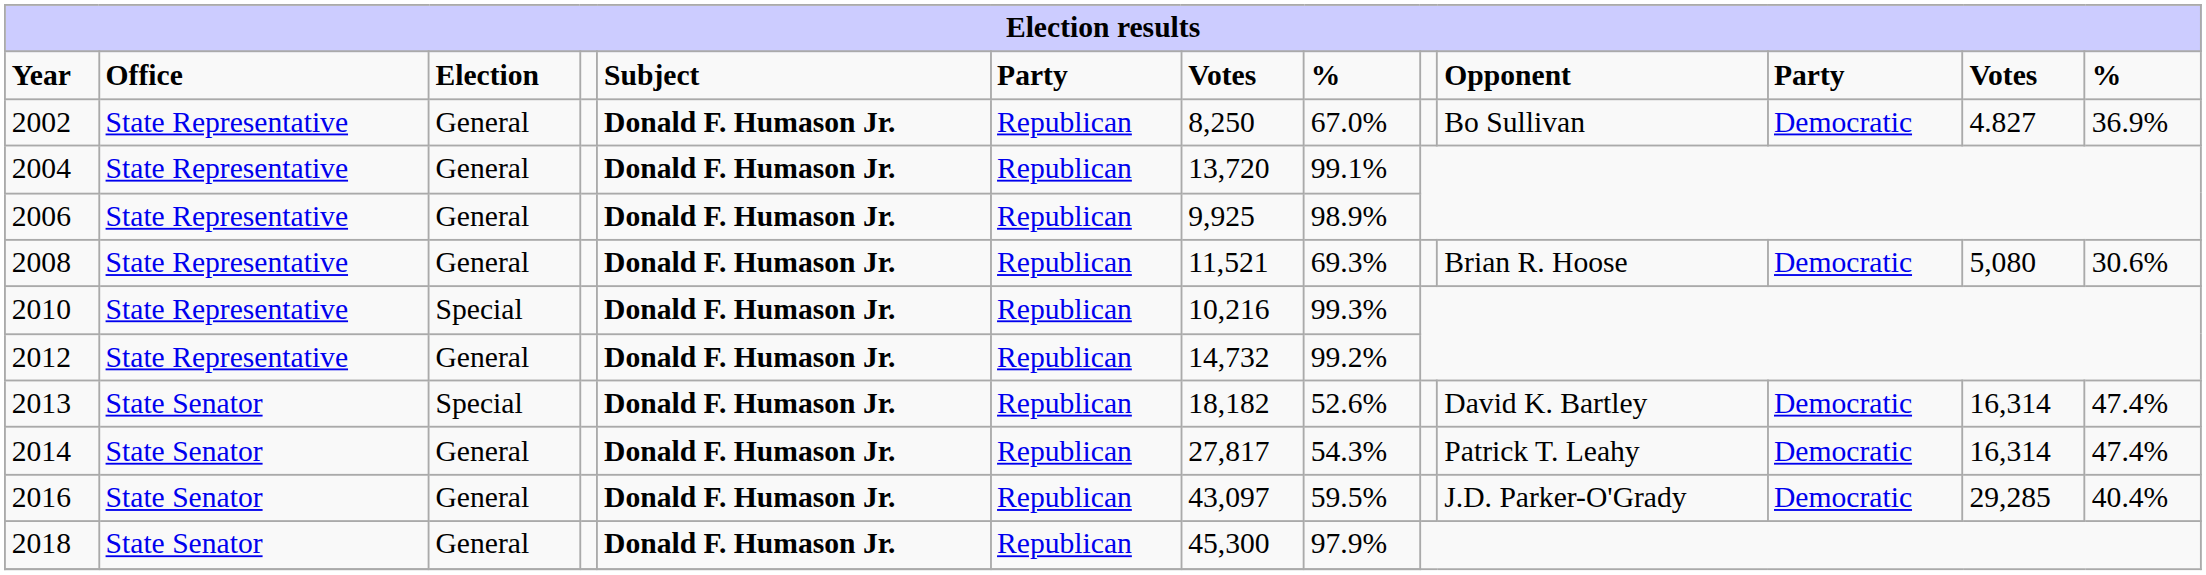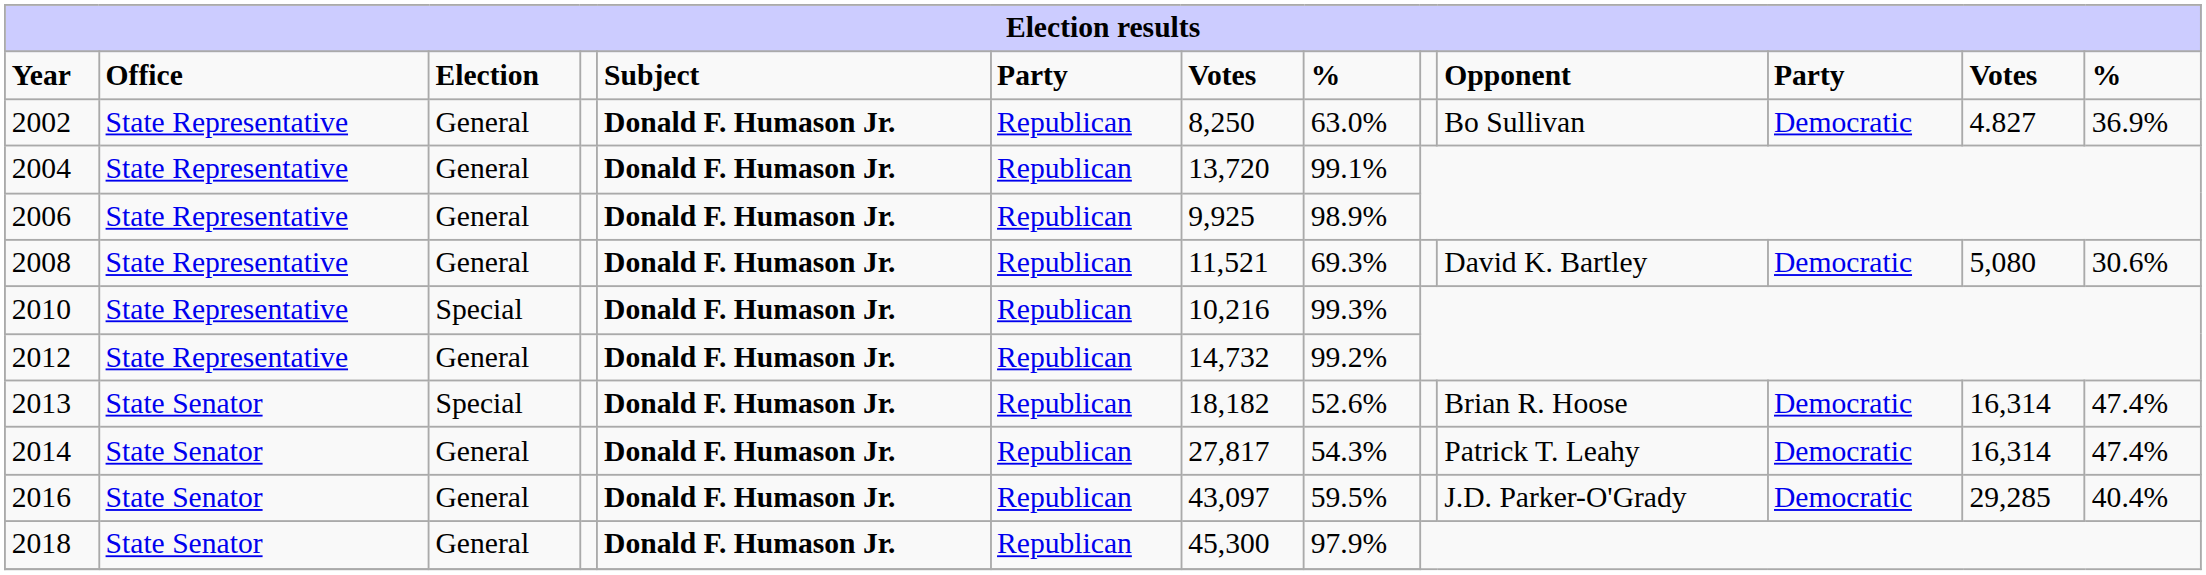(1349, 121) 67.0% -> (1349, 121) 63.0%
(1536, 262) Brian R. Hoose -> (1546, 262) David K. Bartley
(1546, 403) David K. Bartley -> (1536, 403) Brian R. Hoose
